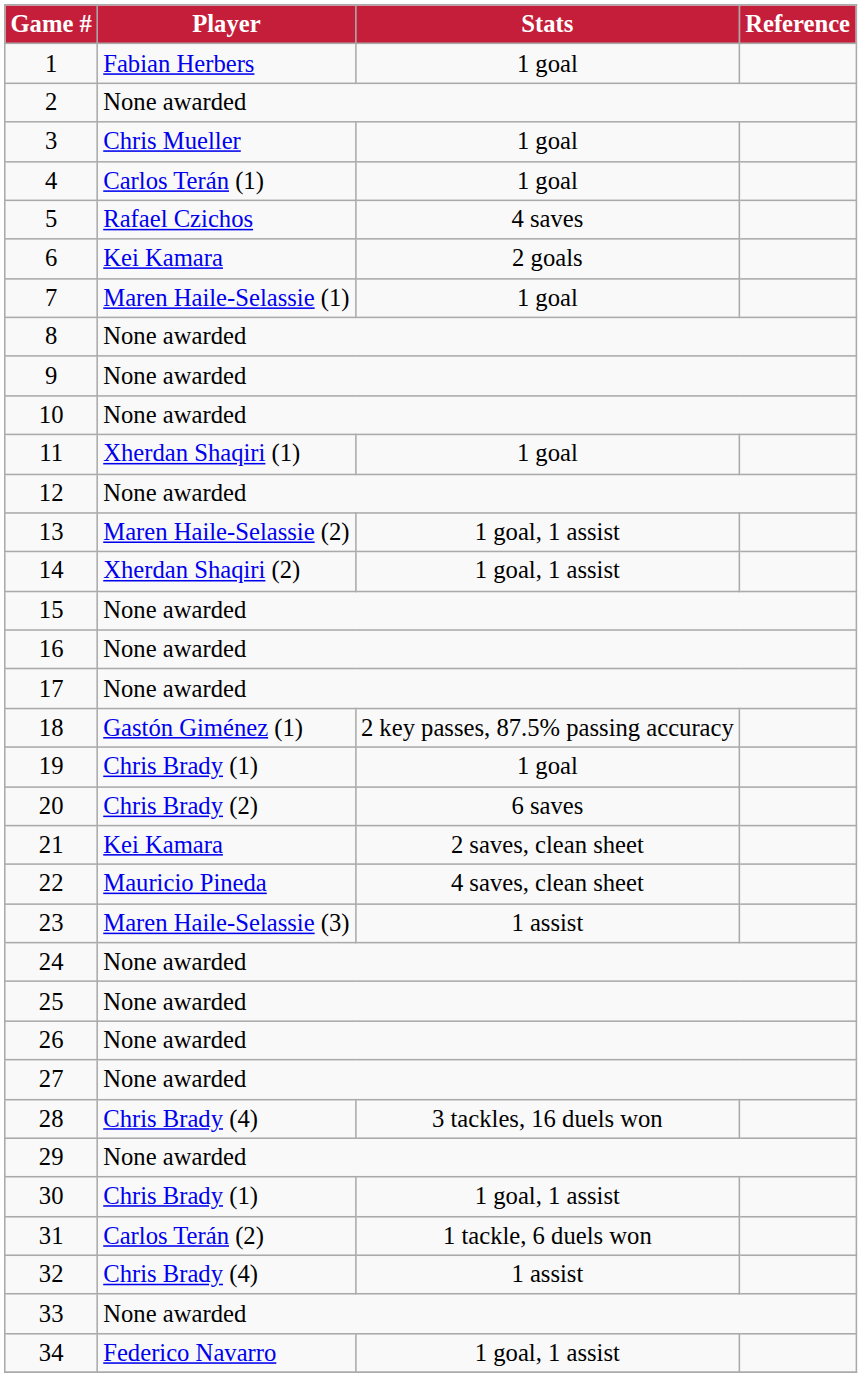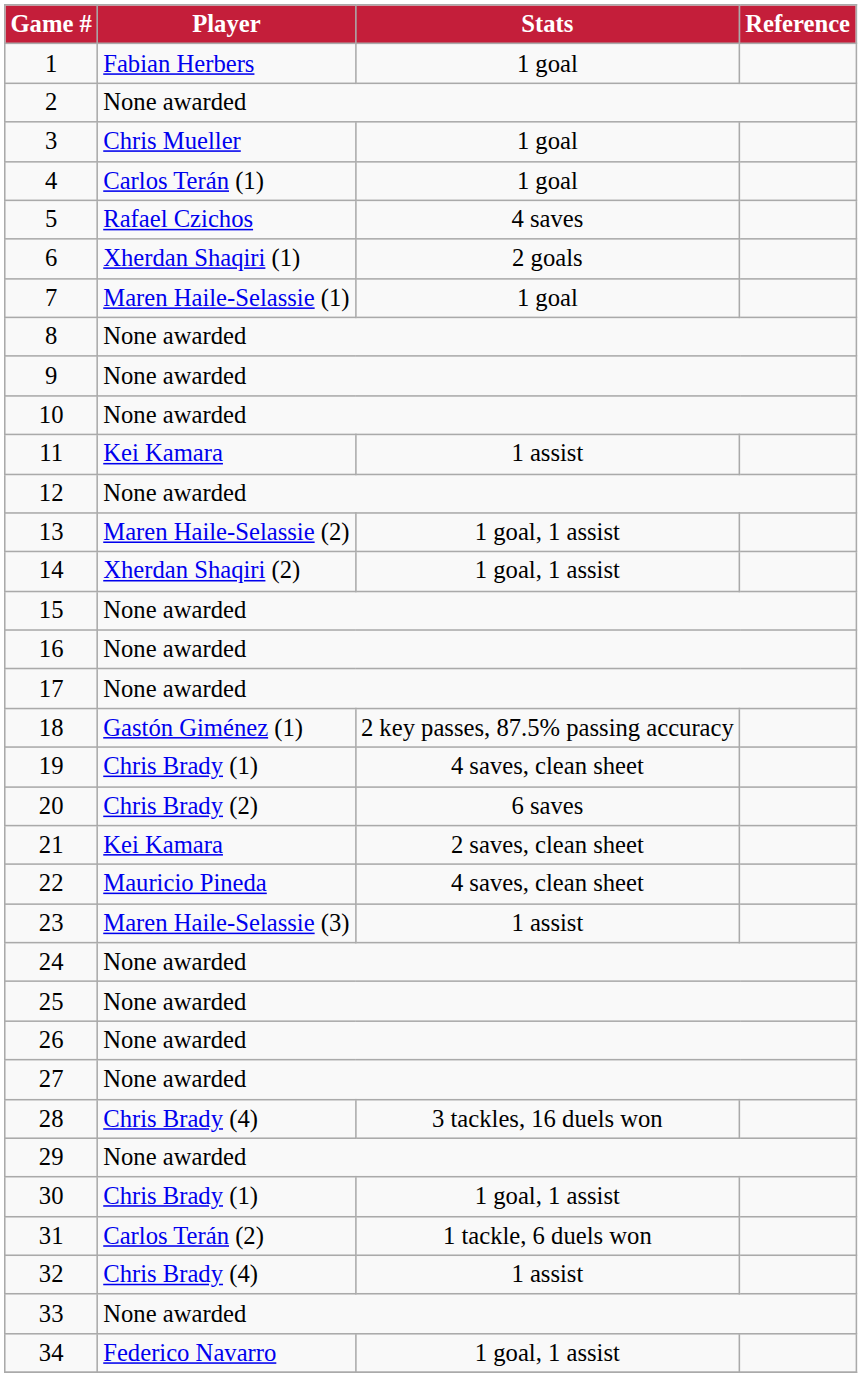(163, 258) Kei Kamara -> (202, 258) Xherdan Shaqiri (1)
(202, 453) Xherdan Shaqiri (1) -> (163, 453) Kei Kamara
(547, 453) 1 goal -> (547, 453) 1 assist
(547, 766) 1 goal -> (547, 766) 4 saves, clean sheet
